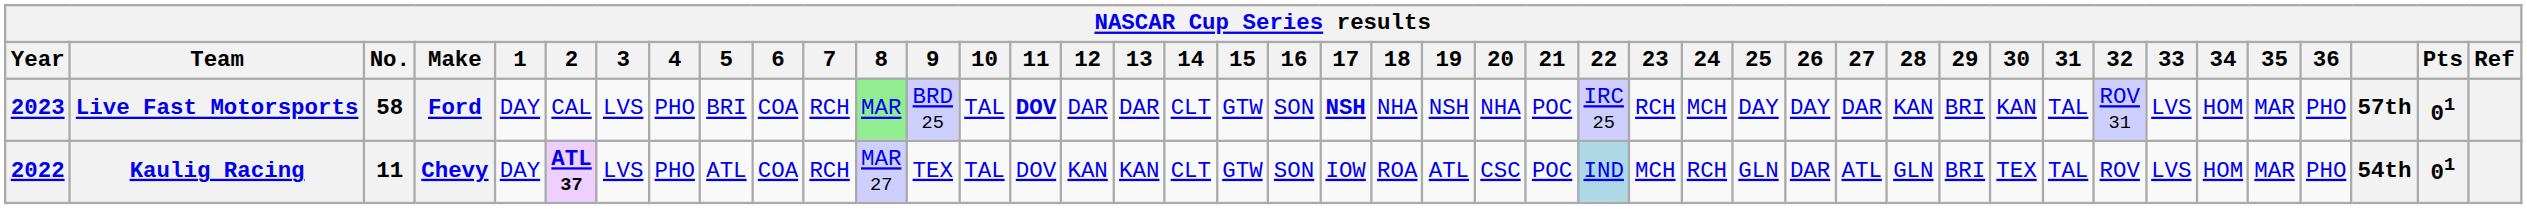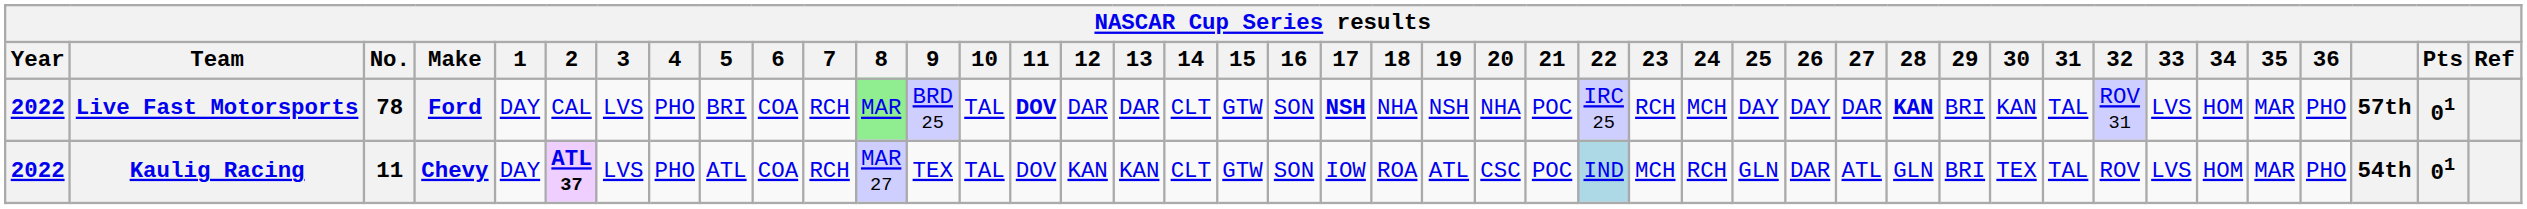(38, 109) 2023 -> (38, 109) 2022
(390, 109) 58 -> (390, 109) 78
(1913, 109) normal -> (1913, 109) bold
